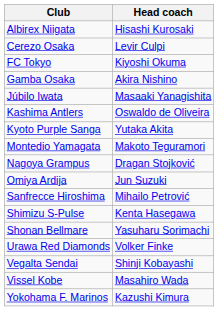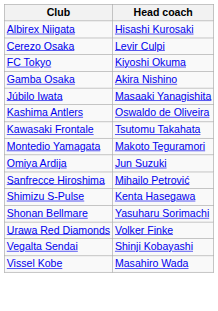+ row: (50, 130)
- row: (54, 130)
- row: (48, 163)
- row: (57, 297)
